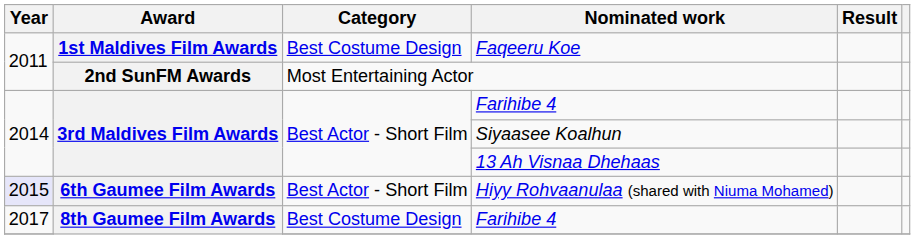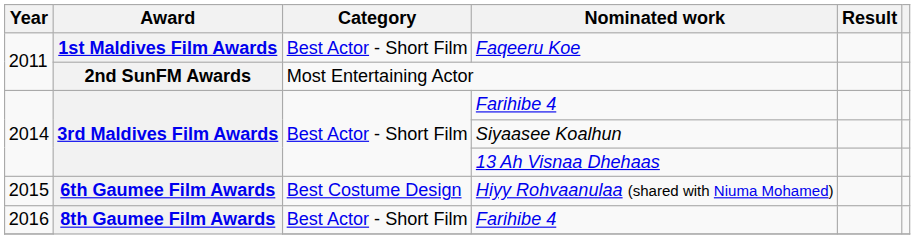(374, 47) Best Costume Design -> (377, 47) Best Actor - Short Film
(29, 190) lavender background -> (29, 190) no background
(377, 190) Best Actor - Short Film -> (374, 190) Best Costume Design
(29, 219) 2017 -> (29, 219) 2016
(374, 219) Best Costume Design -> (377, 219) Best Actor - Short Film
